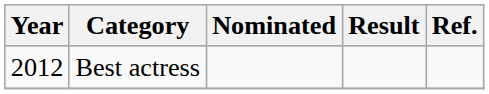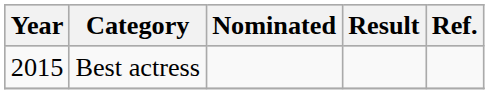(37, 66) 2012 -> (37, 66) 2015
